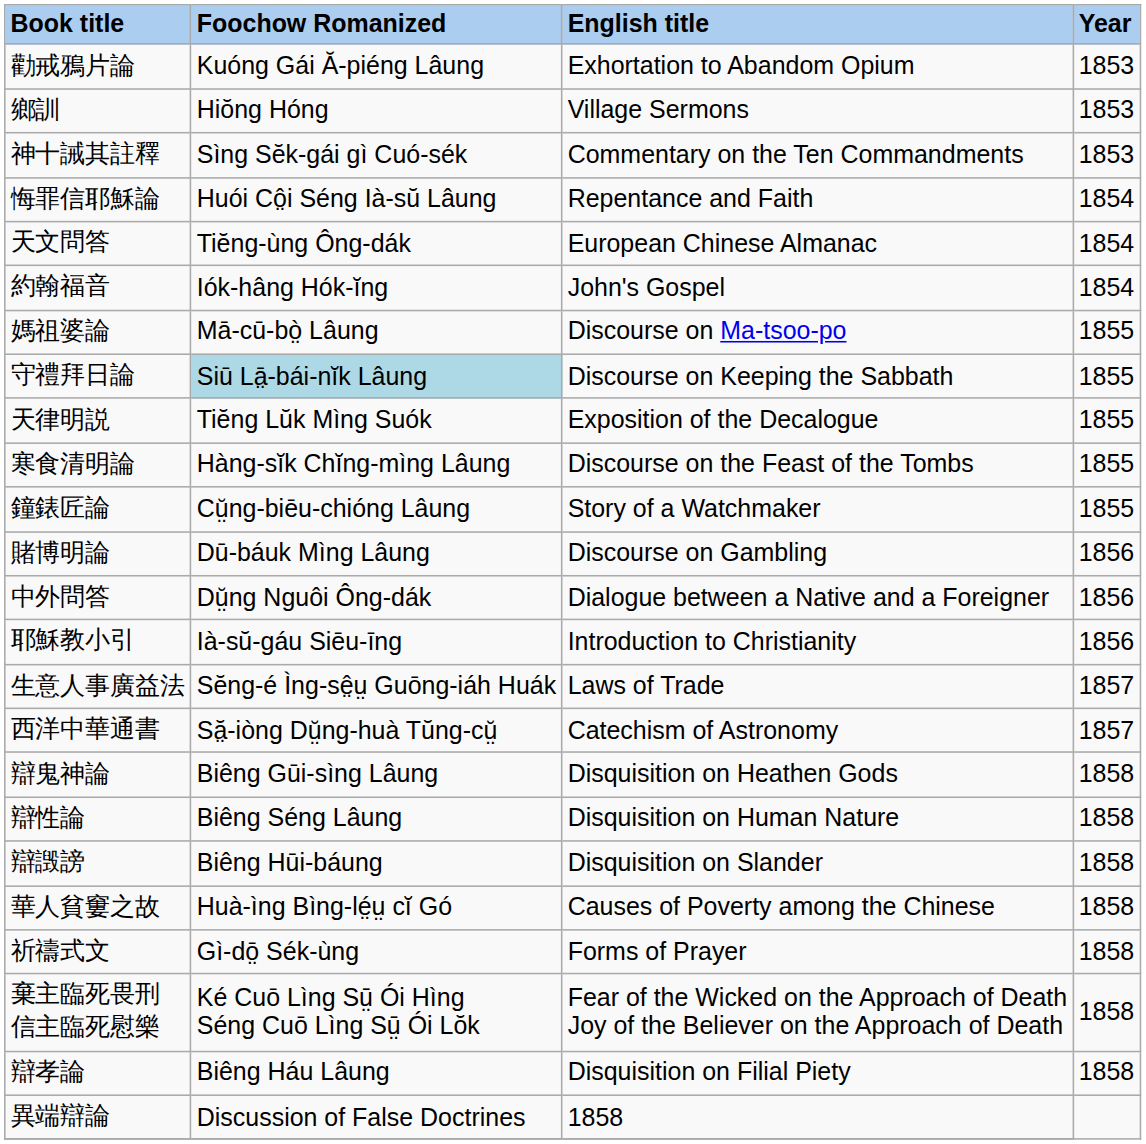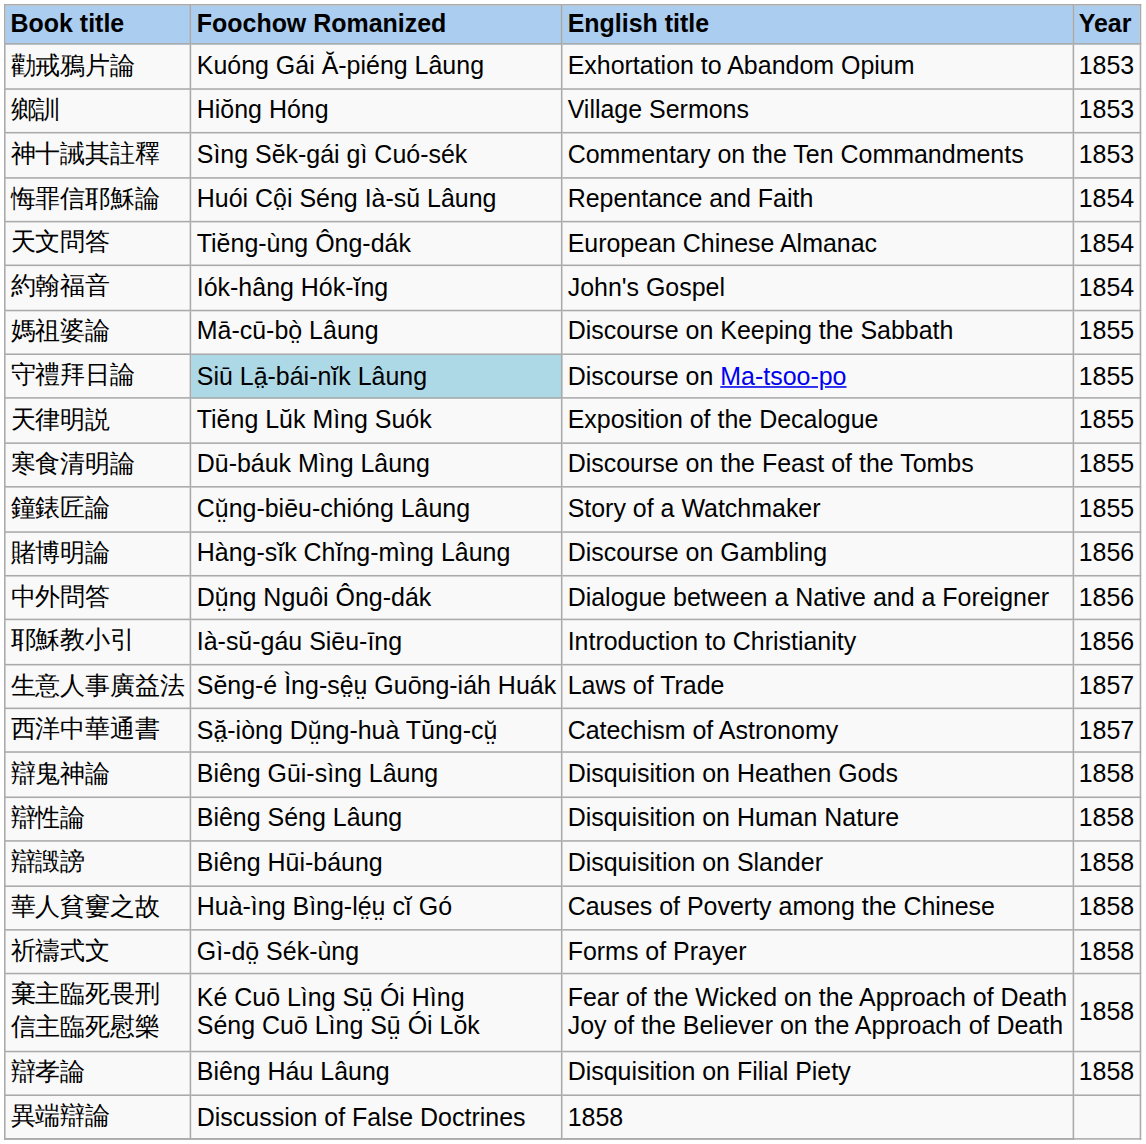(707, 331) Discourse on Ma-tsoo-po -> (761, 331) Discourse on Keeping the Sabbath
(761, 376) Discourse on Keeping the Sabbath -> (707, 376) Discourse on Ma-tsoo-po
(354, 464) Hàng-sĭk Chĭng-mìng Lâung -> (313, 464) Dū-báuk Mìng Lâung
(313, 553) Dū-báuk Mìng Lâung -> (354, 553) Hàng-sĭk Chĭng-mìng Lâung
